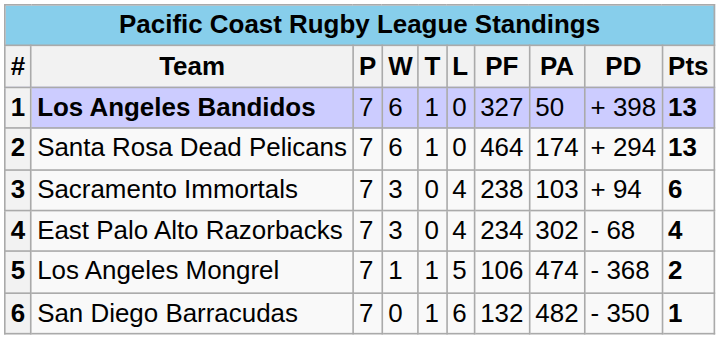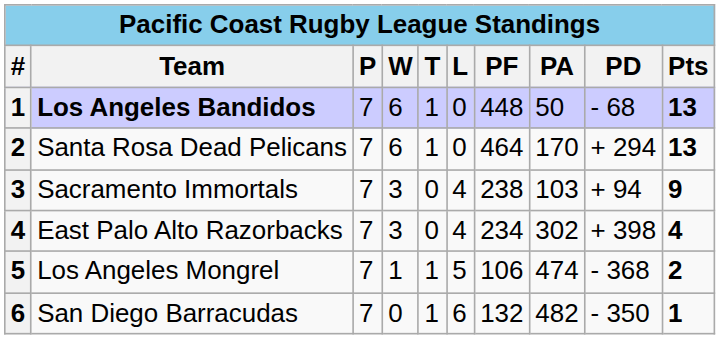(502, 107) 327 -> (502, 107) 448
(623, 107) + 398 -> (613, 107) - 68
(557, 148) 174 -> (557, 148) 170
(675, 189) 6 -> (675, 189) 9
(613, 230) - 68 -> (623, 230) + 398
